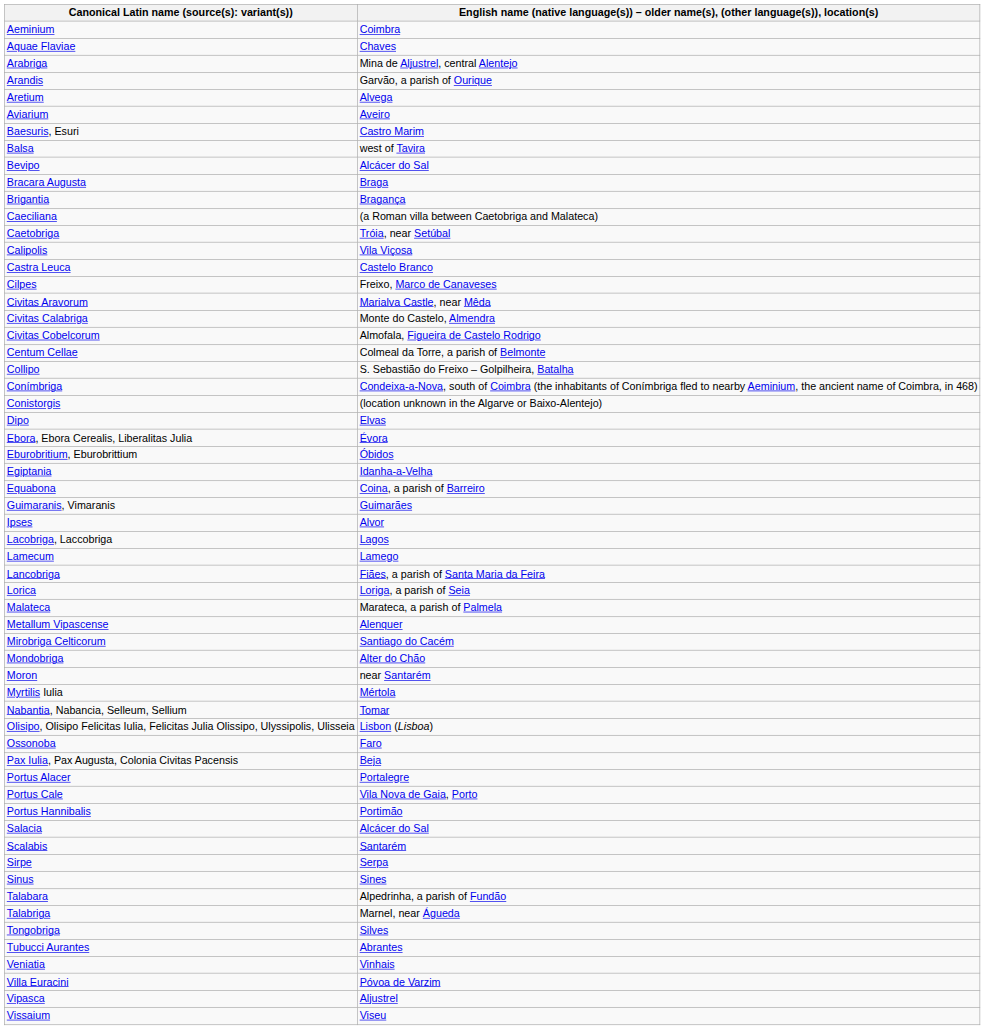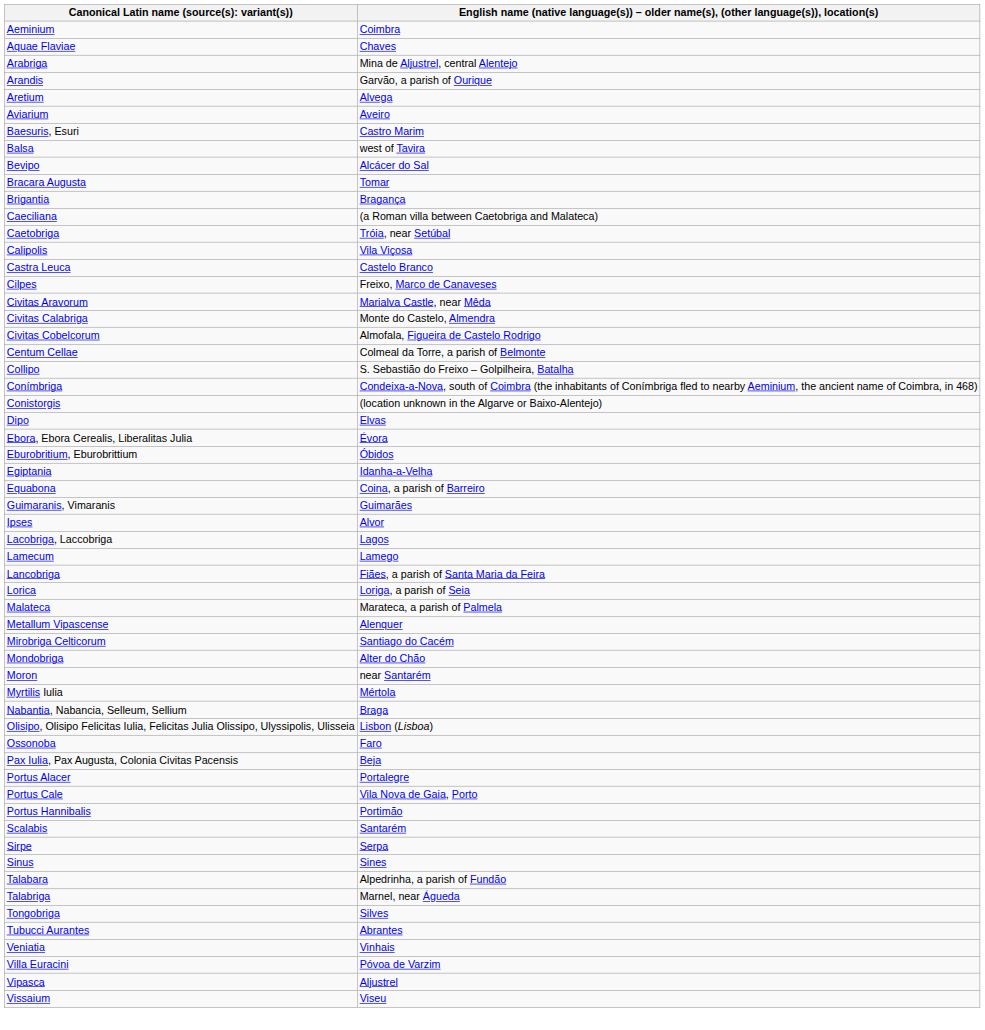(374, 183) Braga -> (375, 183) Tomar
(375, 710) Tomar -> (374, 710) Braga
- row: (24, 829)
